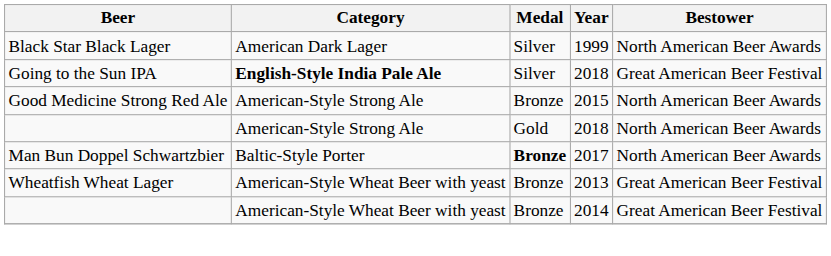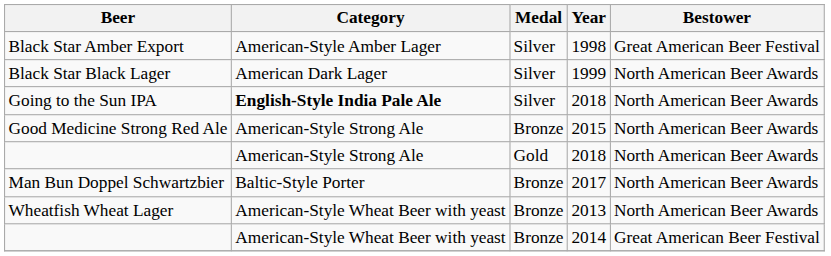+ row: (96, 45)
(720, 73) Great American Beer Festival -> (716, 100) North American Beer Awards
(540, 155) bold -> (539, 182) normal
(720, 182) Great American Beer Festival -> (716, 210) North American Beer Awards
